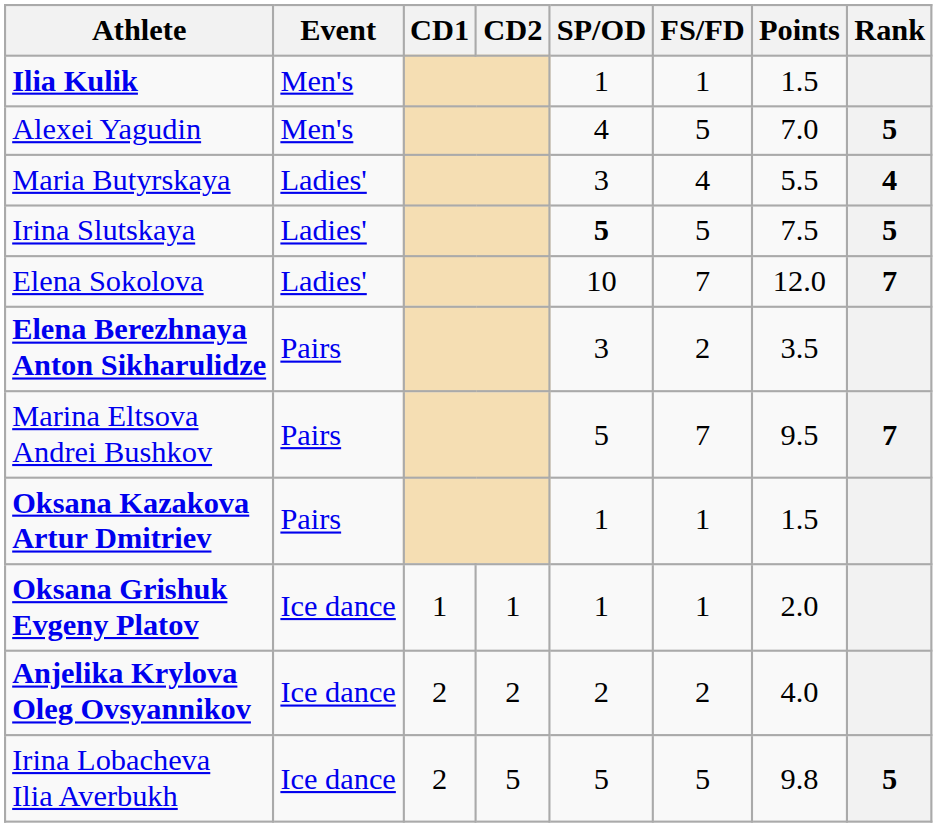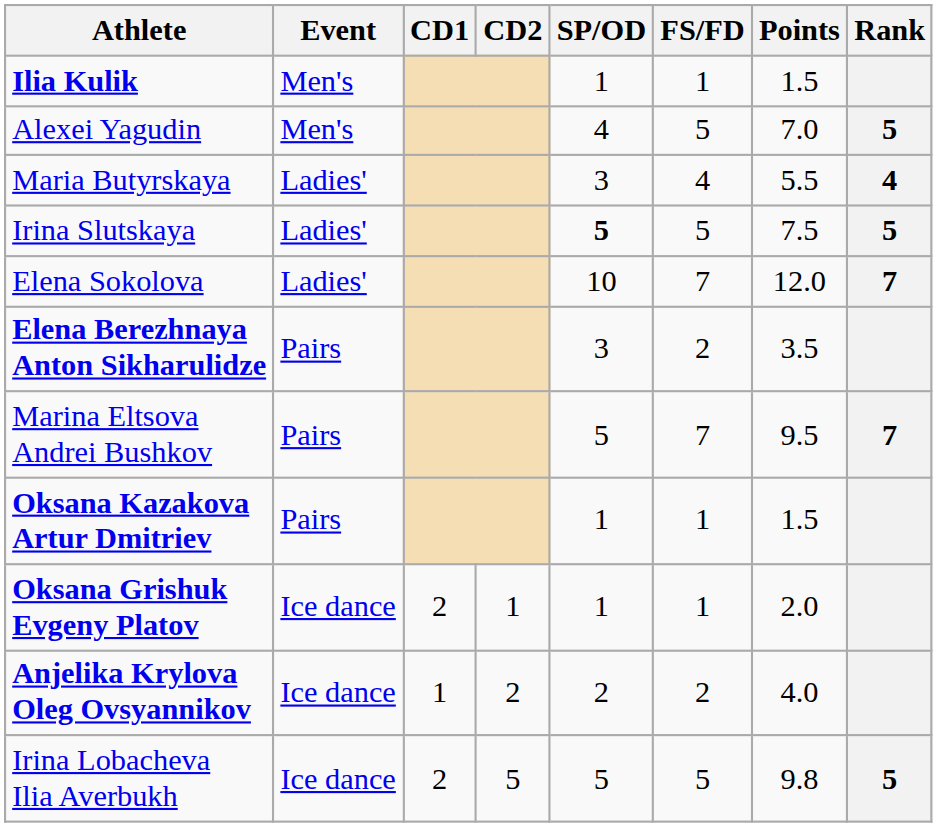(440, 606) 1 -> (440, 606) 2
(440, 692) 2 -> (440, 692) 1
